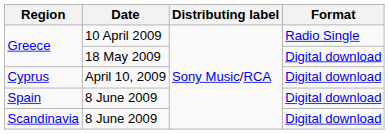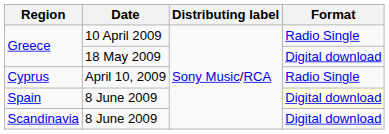(333, 77) Digital download -> (322, 77) Radio Single
(333, 98) no background -> (333, 98) lightyellow background
